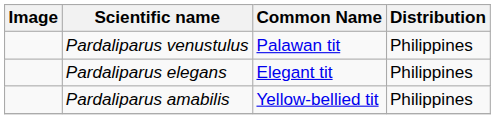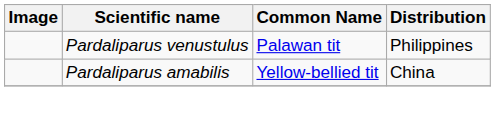- row: (146, 72)
(431, 99) Philippines -> (412, 72) China
